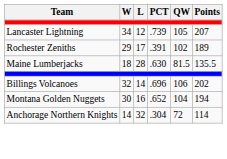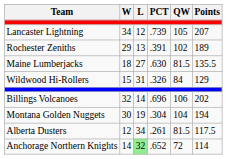(141, 48) 17 -> (141, 48) 13
(141, 64) 28 -> (141, 64) 27
+ row: (48, 79)
(141, 100) 16 -> (141, 115) 19
(158, 100) .652 -> (158, 115) .304
+ row: (36, 131)
(141, 115) no background -> (141, 147) lightgreen background
(158, 115) .304 -> (158, 147) .652
